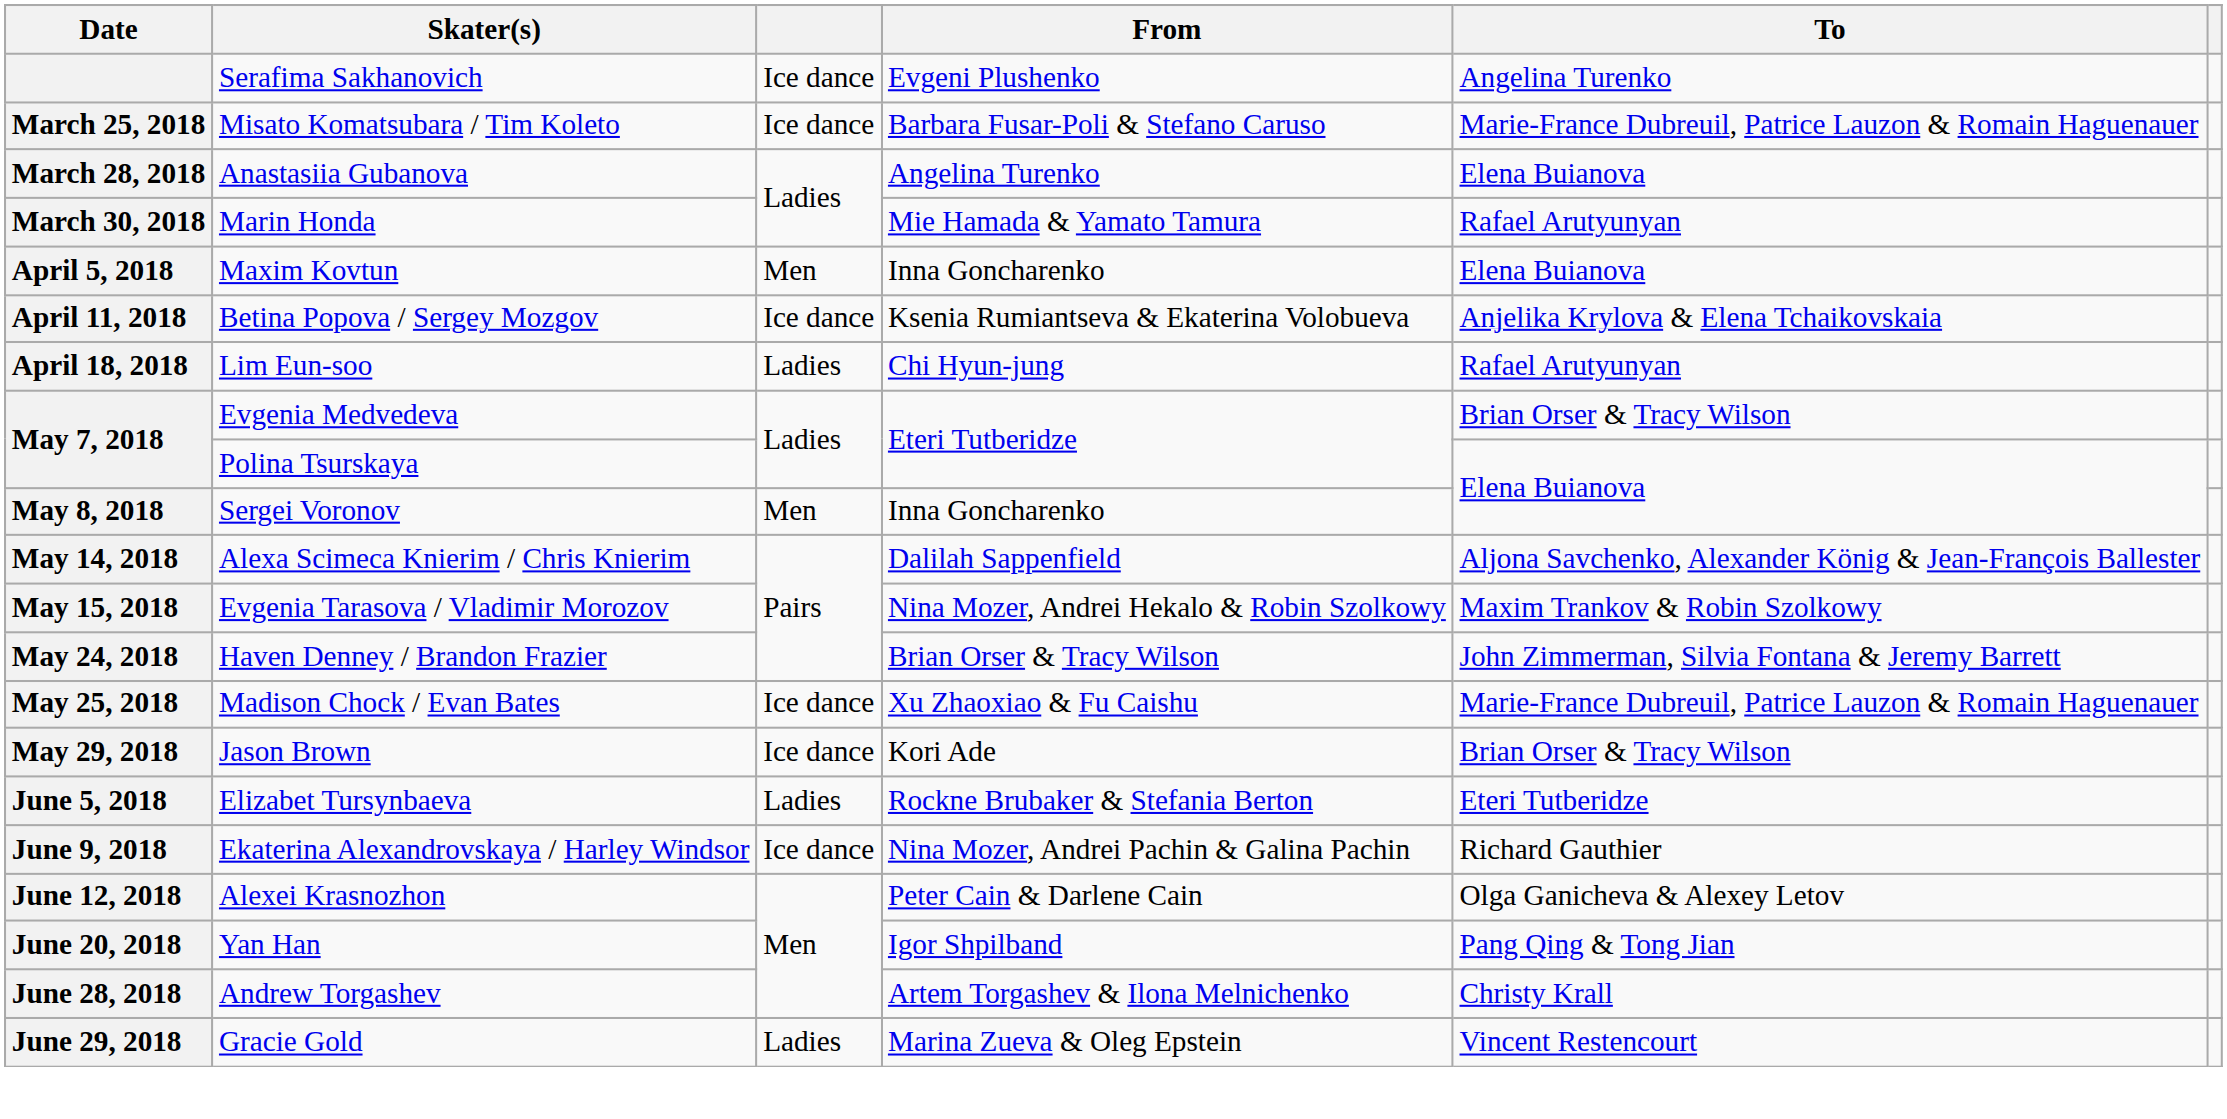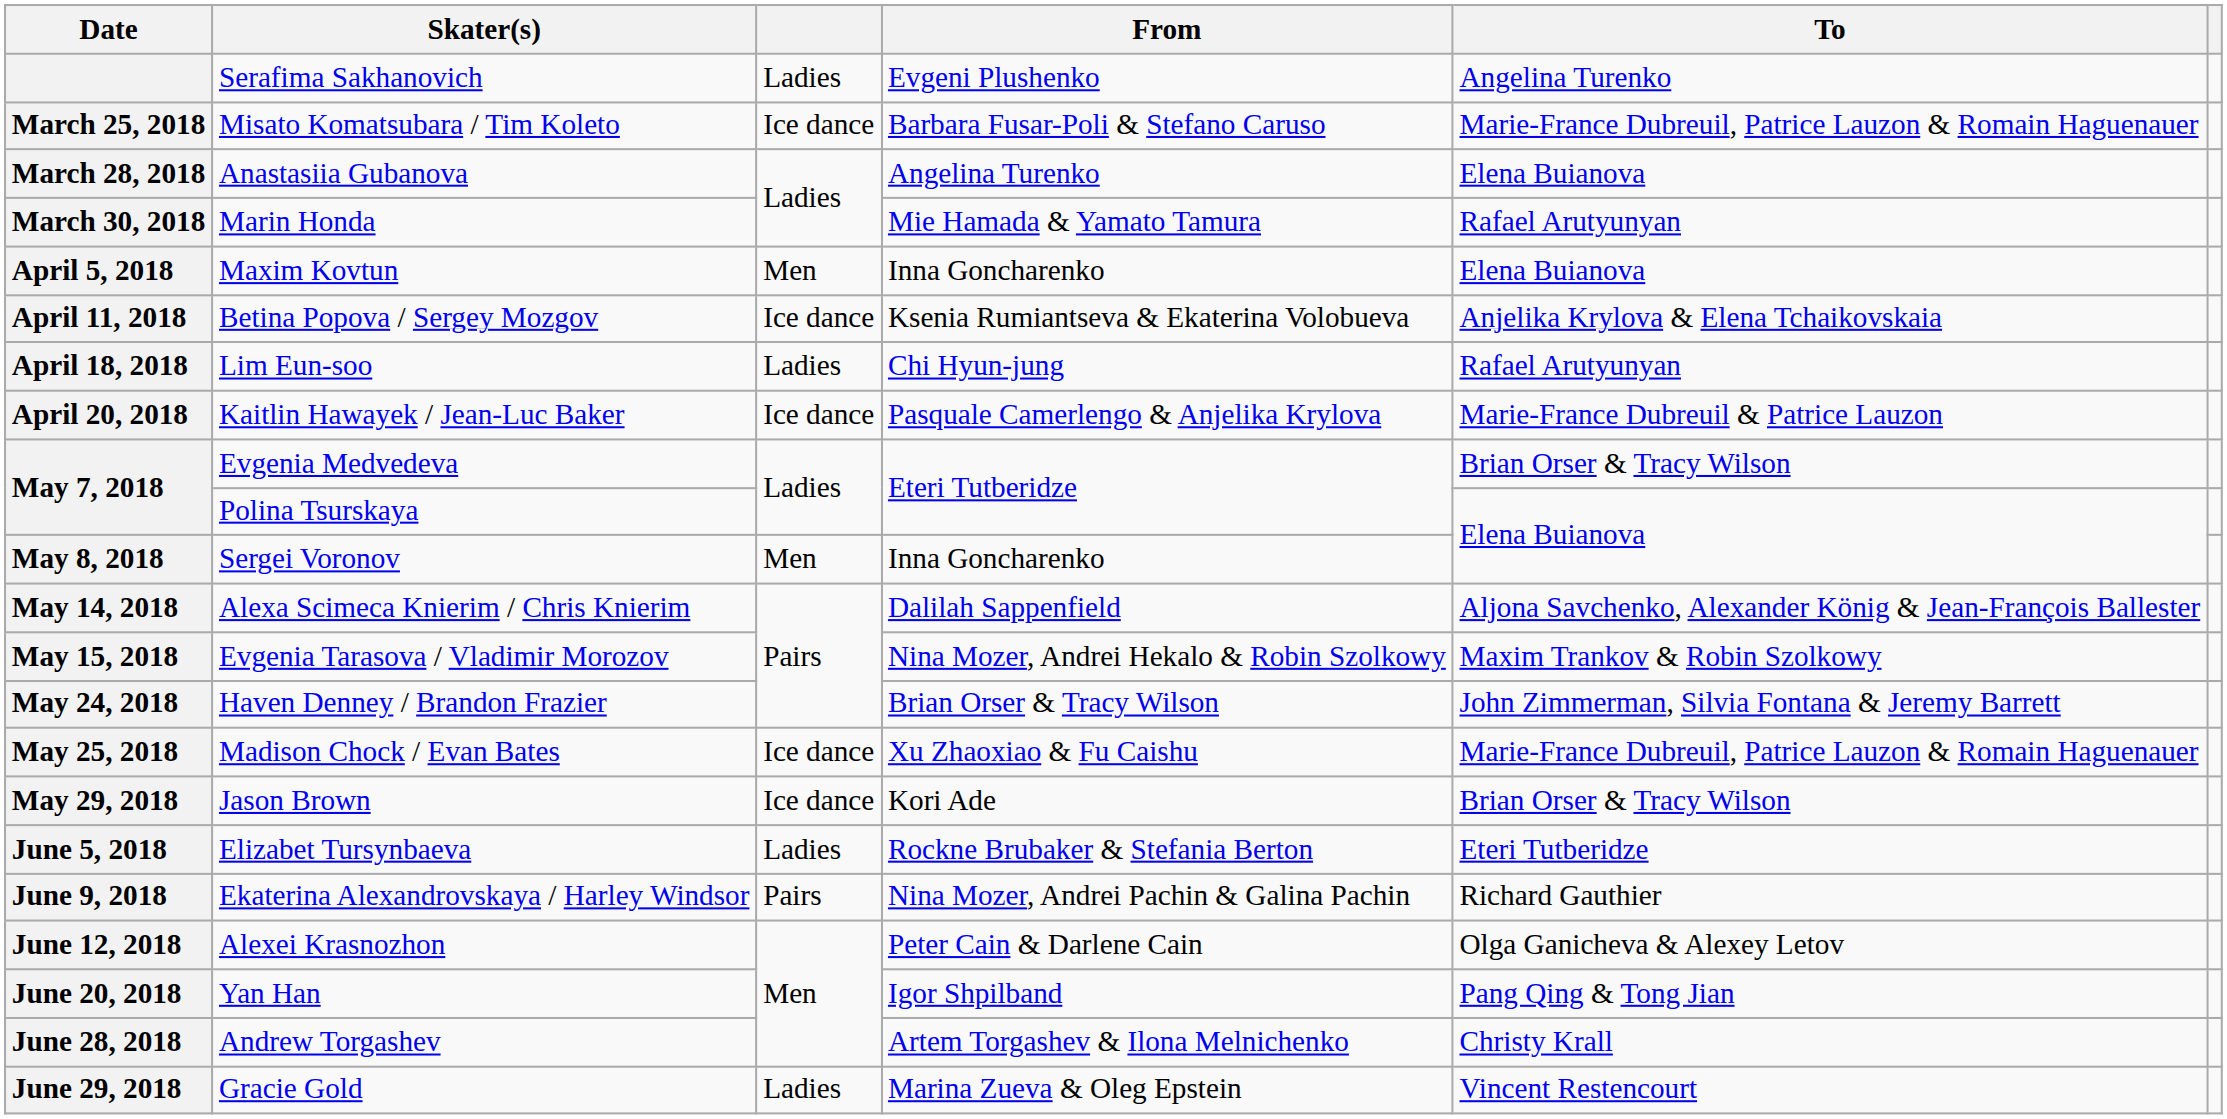(819, 77) Ice dance -> (802, 77) Ladies
+ row: (422, 414)
(819, 848) Ice dance -> (792, 896) Pairs
